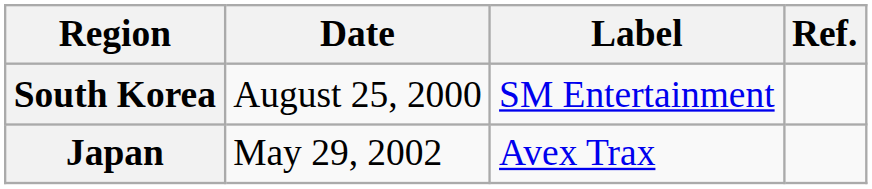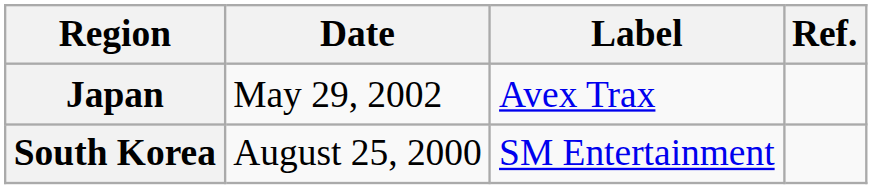rows swapped: (115, 93) <-> (115, 152)
